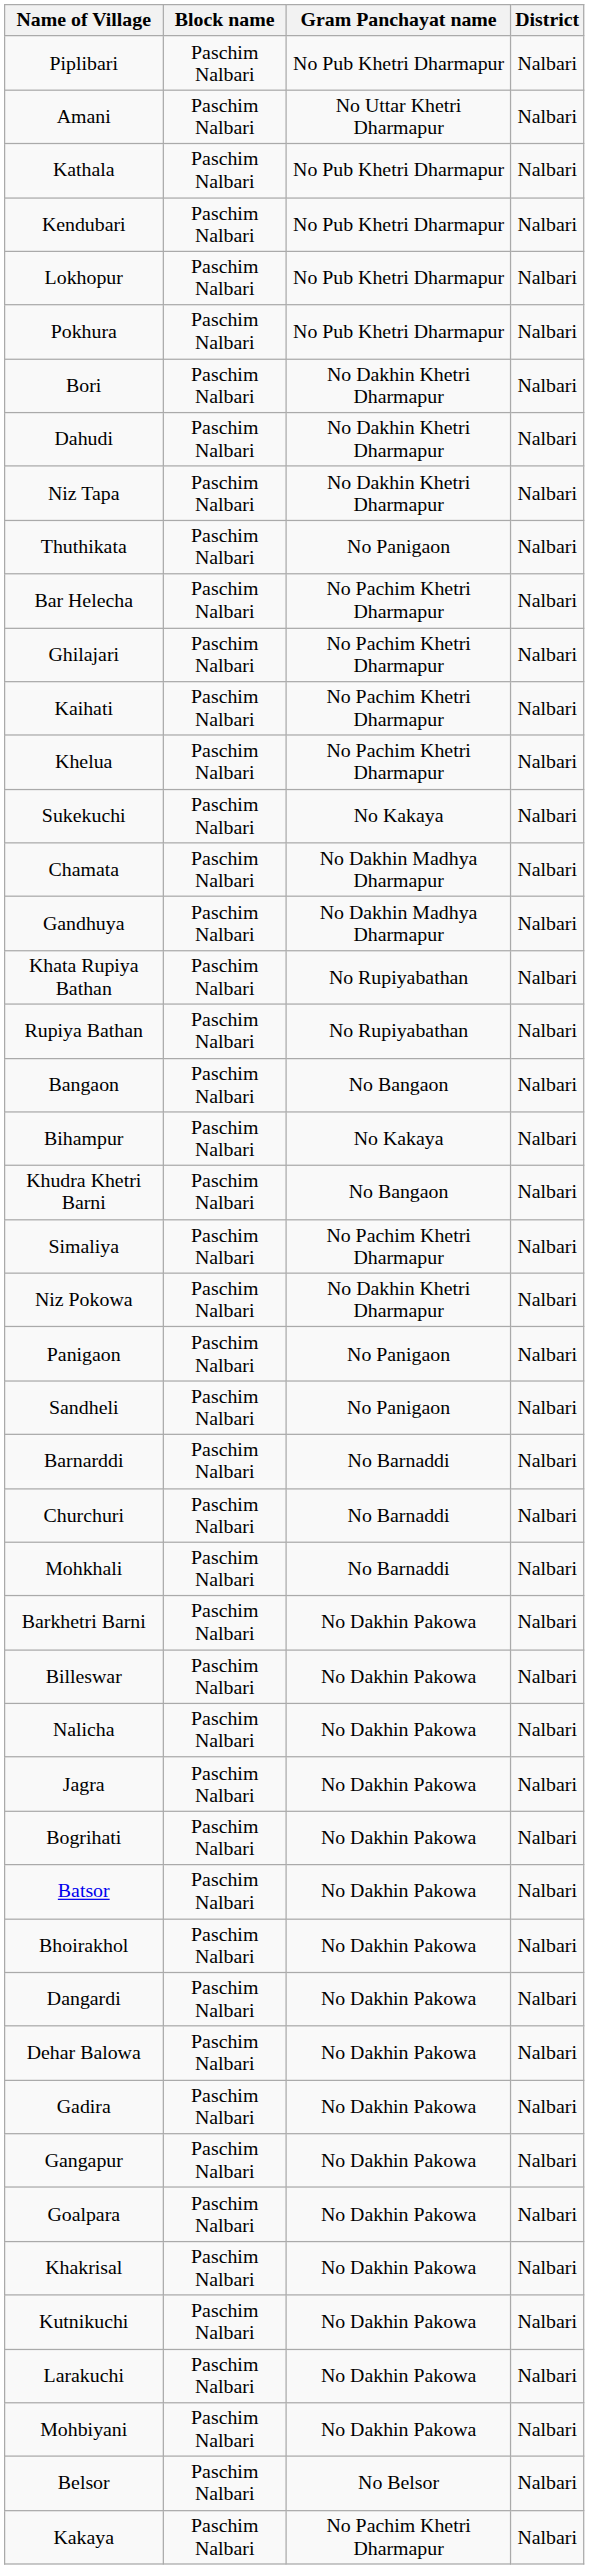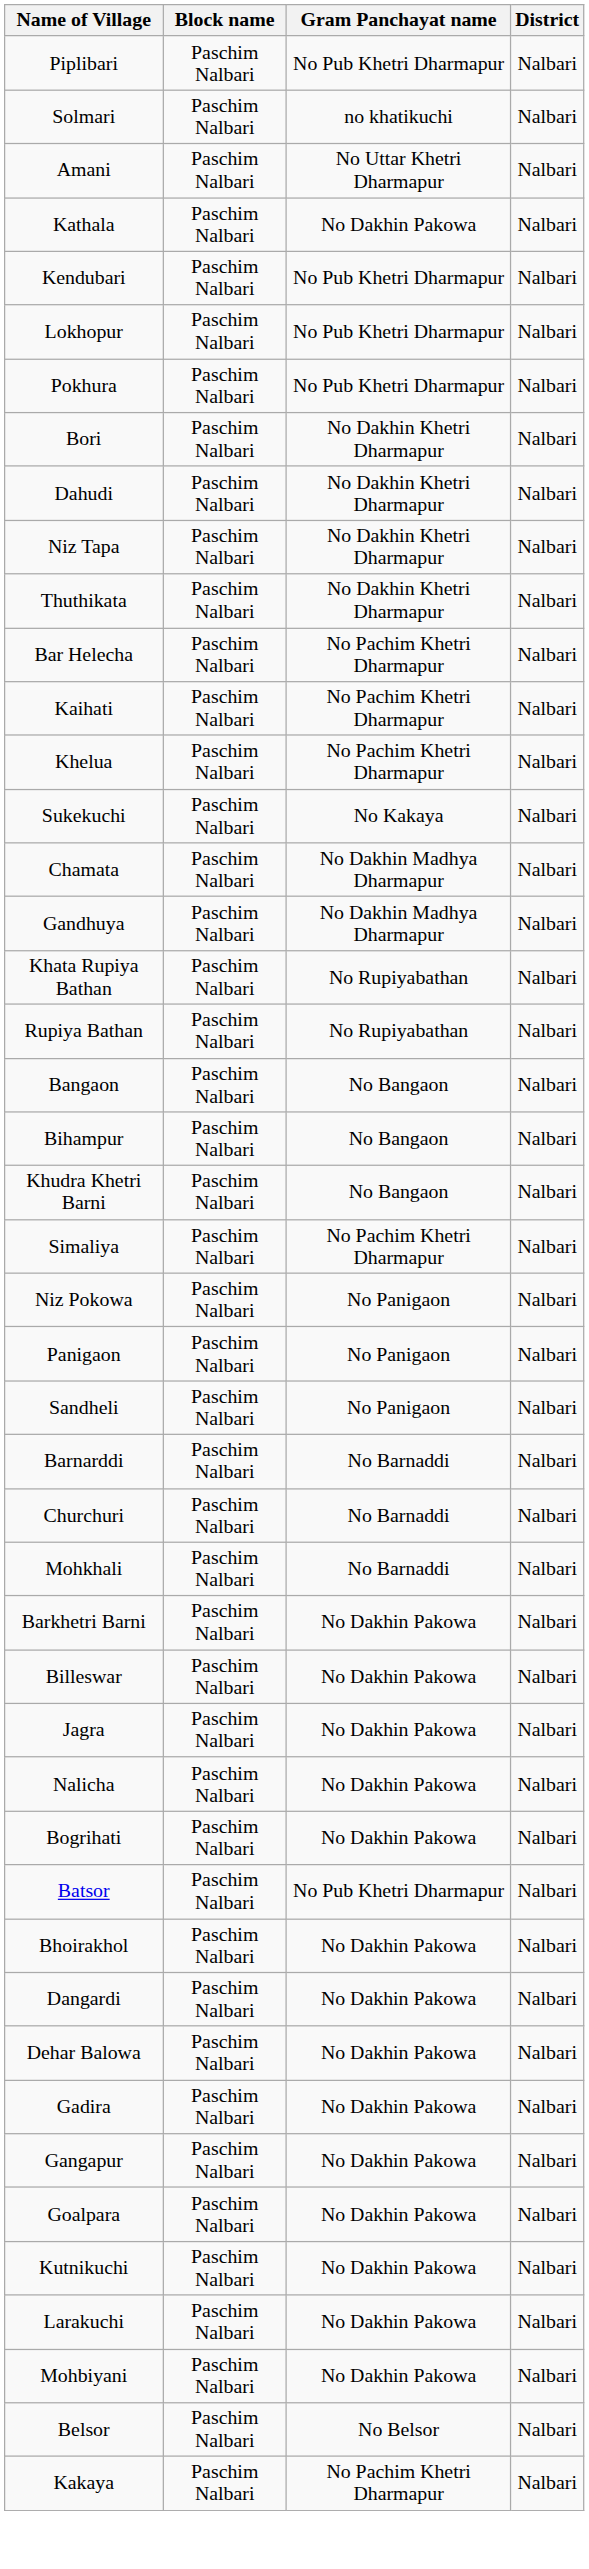+ row: (84, 116)
(399, 170) No Pub Khetri Dharmapur -> (399, 224) No Dakhin Pakowa
(399, 546) No Panigaon -> (399, 600) No Dakhin Khetri Dharmapur
- row: (84, 654)
(399, 1138) No Kakaya -> (399, 1138) No Bangaon
(399, 1299) No Dakhin Khetri Dharmapur -> (399, 1299) No Panigaon
rows swapped: (84, 1730) <-> (84, 1783)
(399, 1891) No Dakhin Pakowa -> (399, 1891) No Pub Khetri Dharmapur
- row: (84, 2268)
